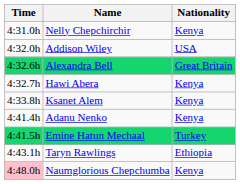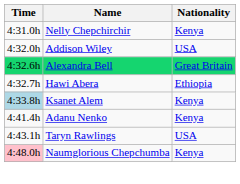(189, 83) Kenya -> (193, 83) Ethiopia
(24, 100) no background -> (24, 100) lightblue background
- row: (95, 135)
(193, 153) Ethiopia -> (186, 135) USA
